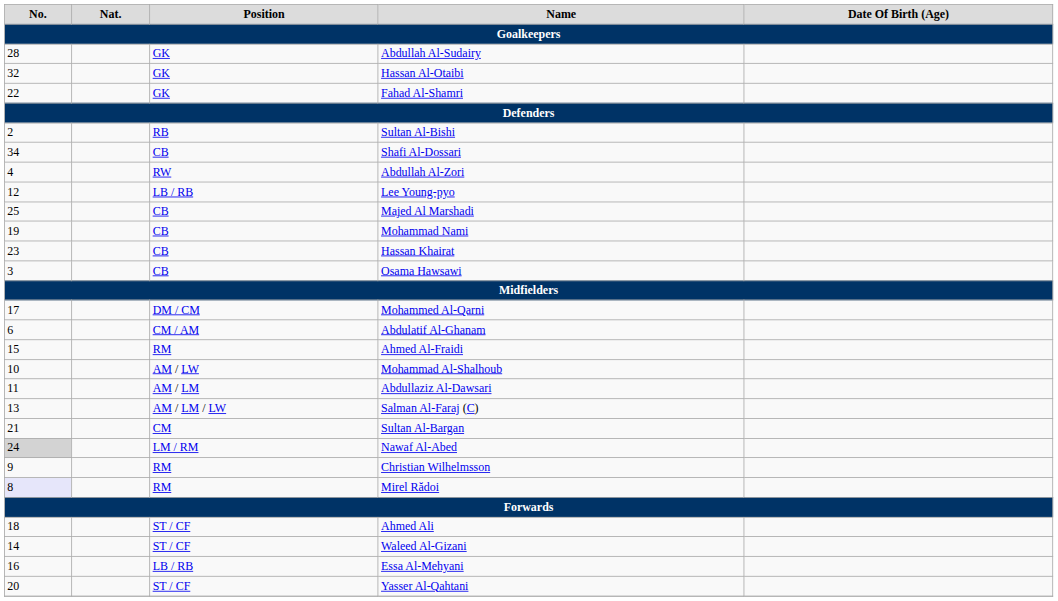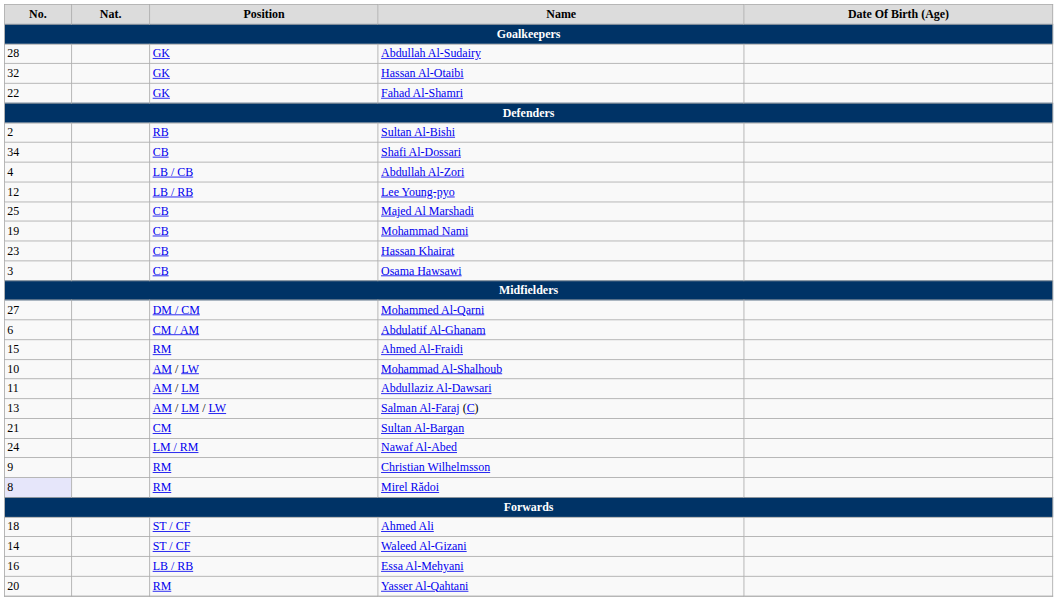(162, 172) RW -> (173, 172) LB / CB
(13, 310) 17 -> (13, 310) 27
(13, 448) lightgrey background -> (13, 448) no background
(171, 586) ST / CF -> (162, 586) RM
